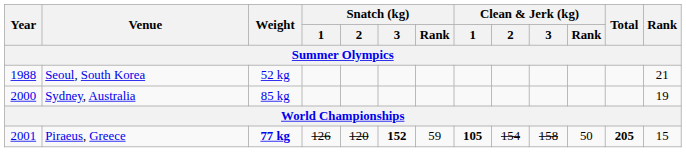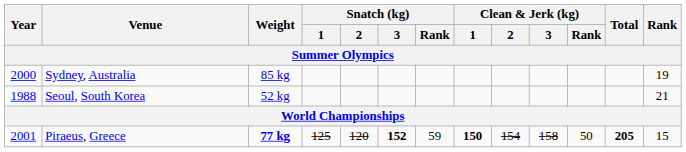rows swapped: (90, 95) <-> (95, 75)
(321, 136) 126 -> (321, 136) 125
(473, 136) 105 -> (473, 136) 150
